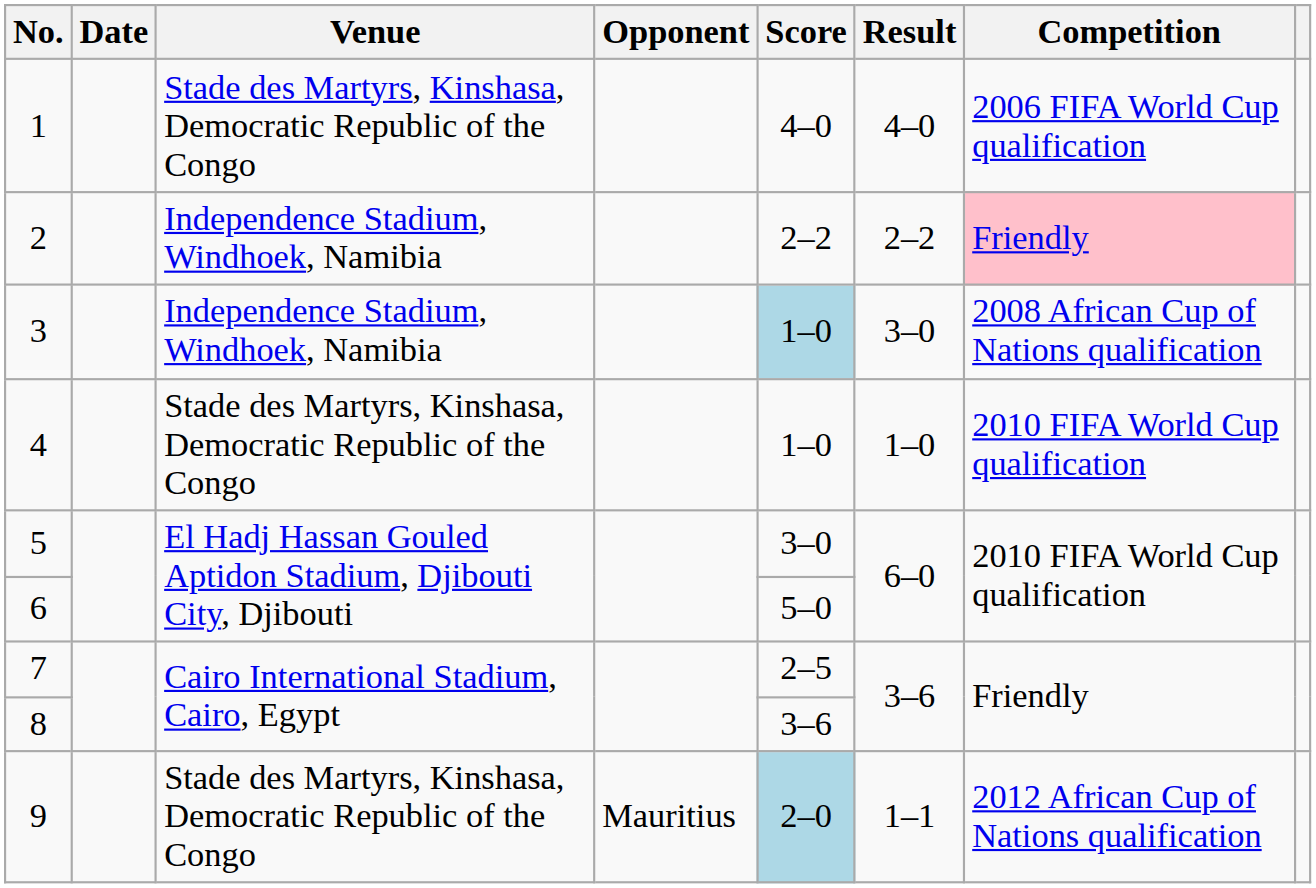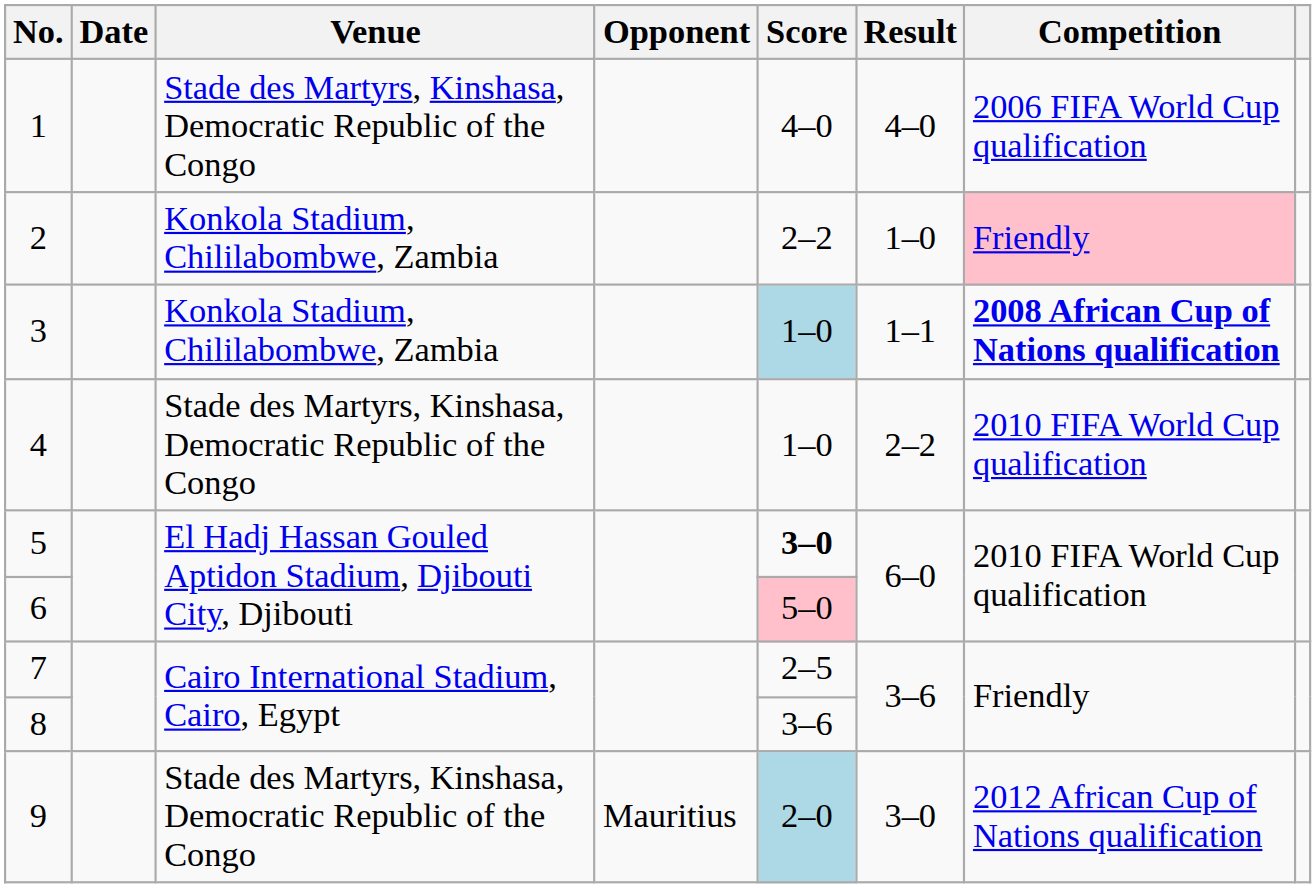(326, 237) Independence Stadium, Windhoek, Namibia -> (331, 237) Konkola Stadium, Chililabombwe, Zambia
(910, 237) 2–2 -> (910, 237) 1–0
(326, 330) Independence Stadium, Windhoek, Namibia -> (331, 330) Konkola Stadium, Chililabombwe, Zambia
(910, 330) 3–0 -> (910, 330) 1–1
(1117, 330) normal -> (1126, 330) bold
(910, 443) 1–0 -> (910, 443) 2–2
(806, 542) normal -> (807, 542) bold
(806, 608) no background -> (807, 608) pink background
(910, 816) 1–1 -> (910, 816) 3–0
